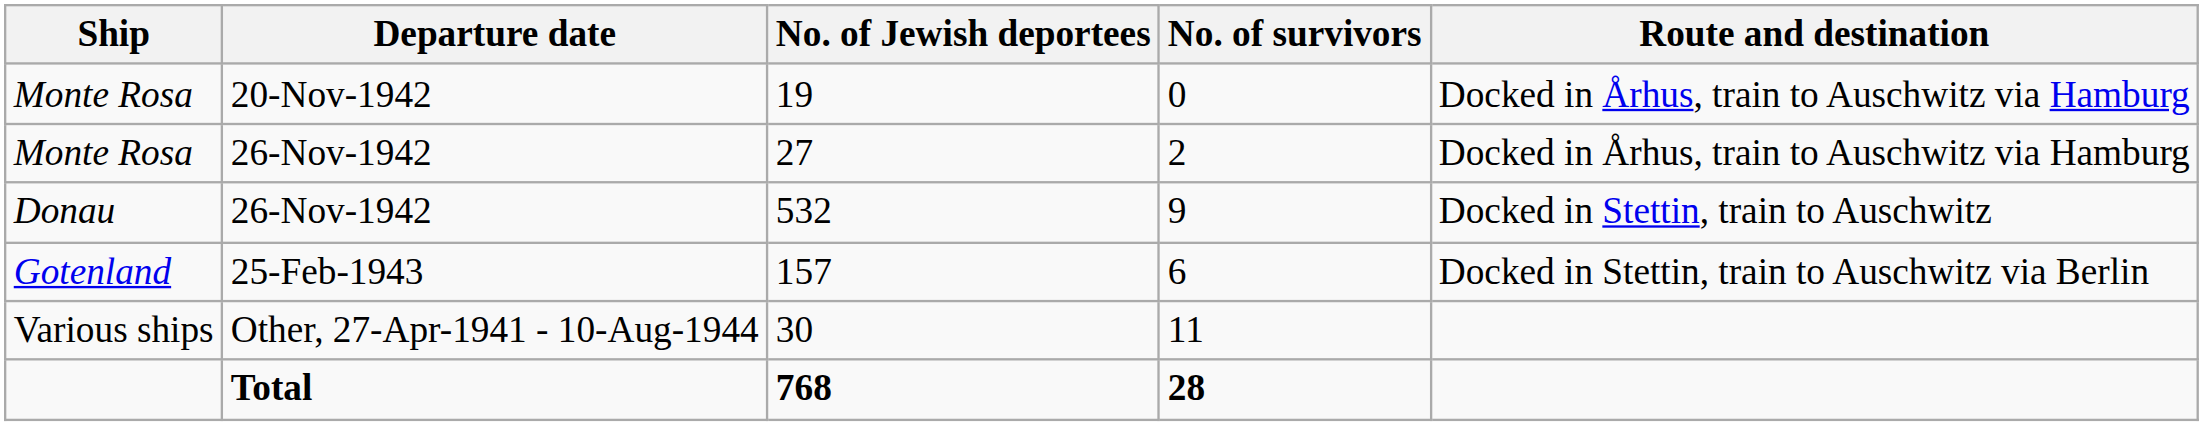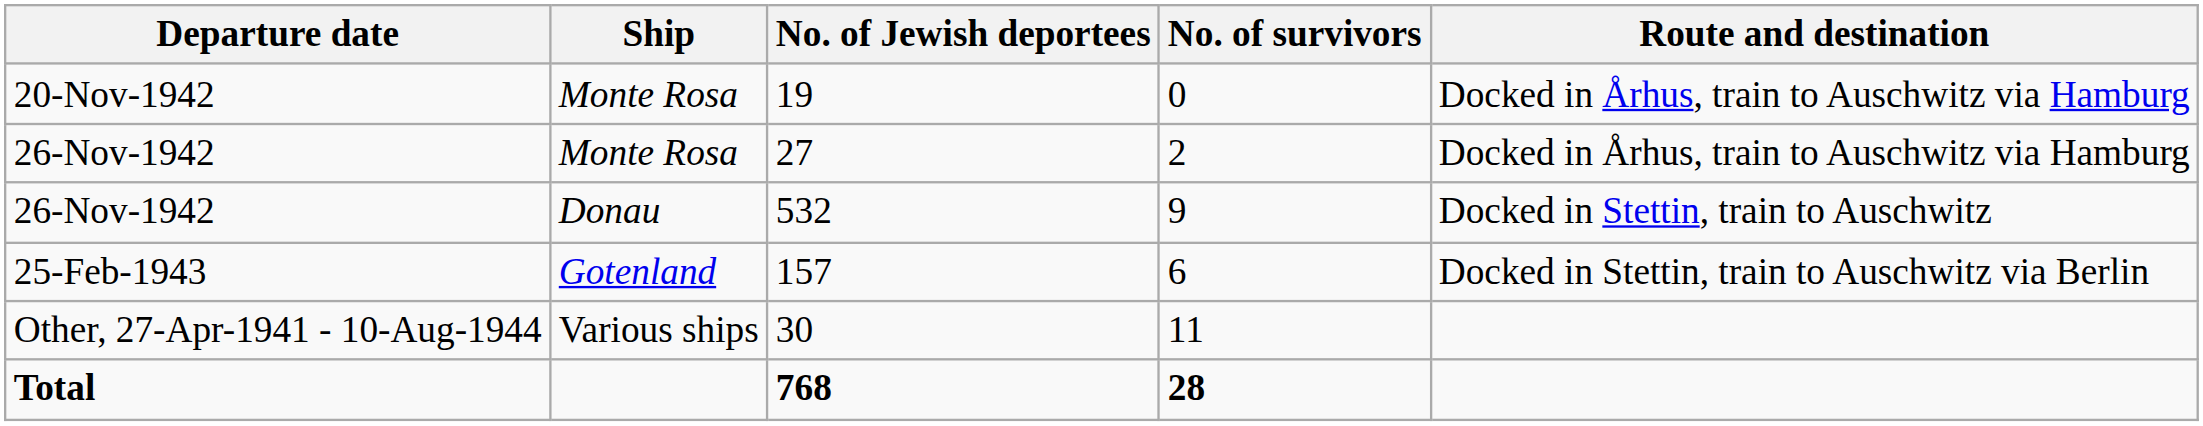columns swapped: (495, 34) <-> (114, 34)
